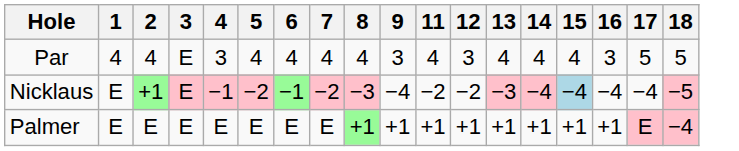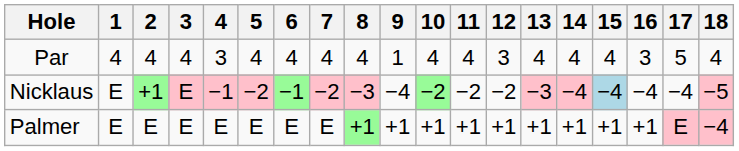+ column: (433, 22)
(186, 57) E -> (186, 57) 4
(398, 57) 3 -> (398, 57) 1
(681, 57) 5 -> (716, 57) 4
